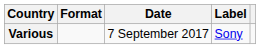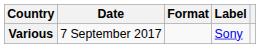columns swapped: (158, 14) <-> (81, 14)
